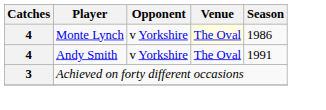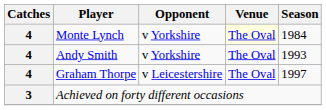(260, 34) 1986 -> (294, 34) 1984
(260, 54) 1991 -> (294, 54) 1993
+ row: (96, 74)
